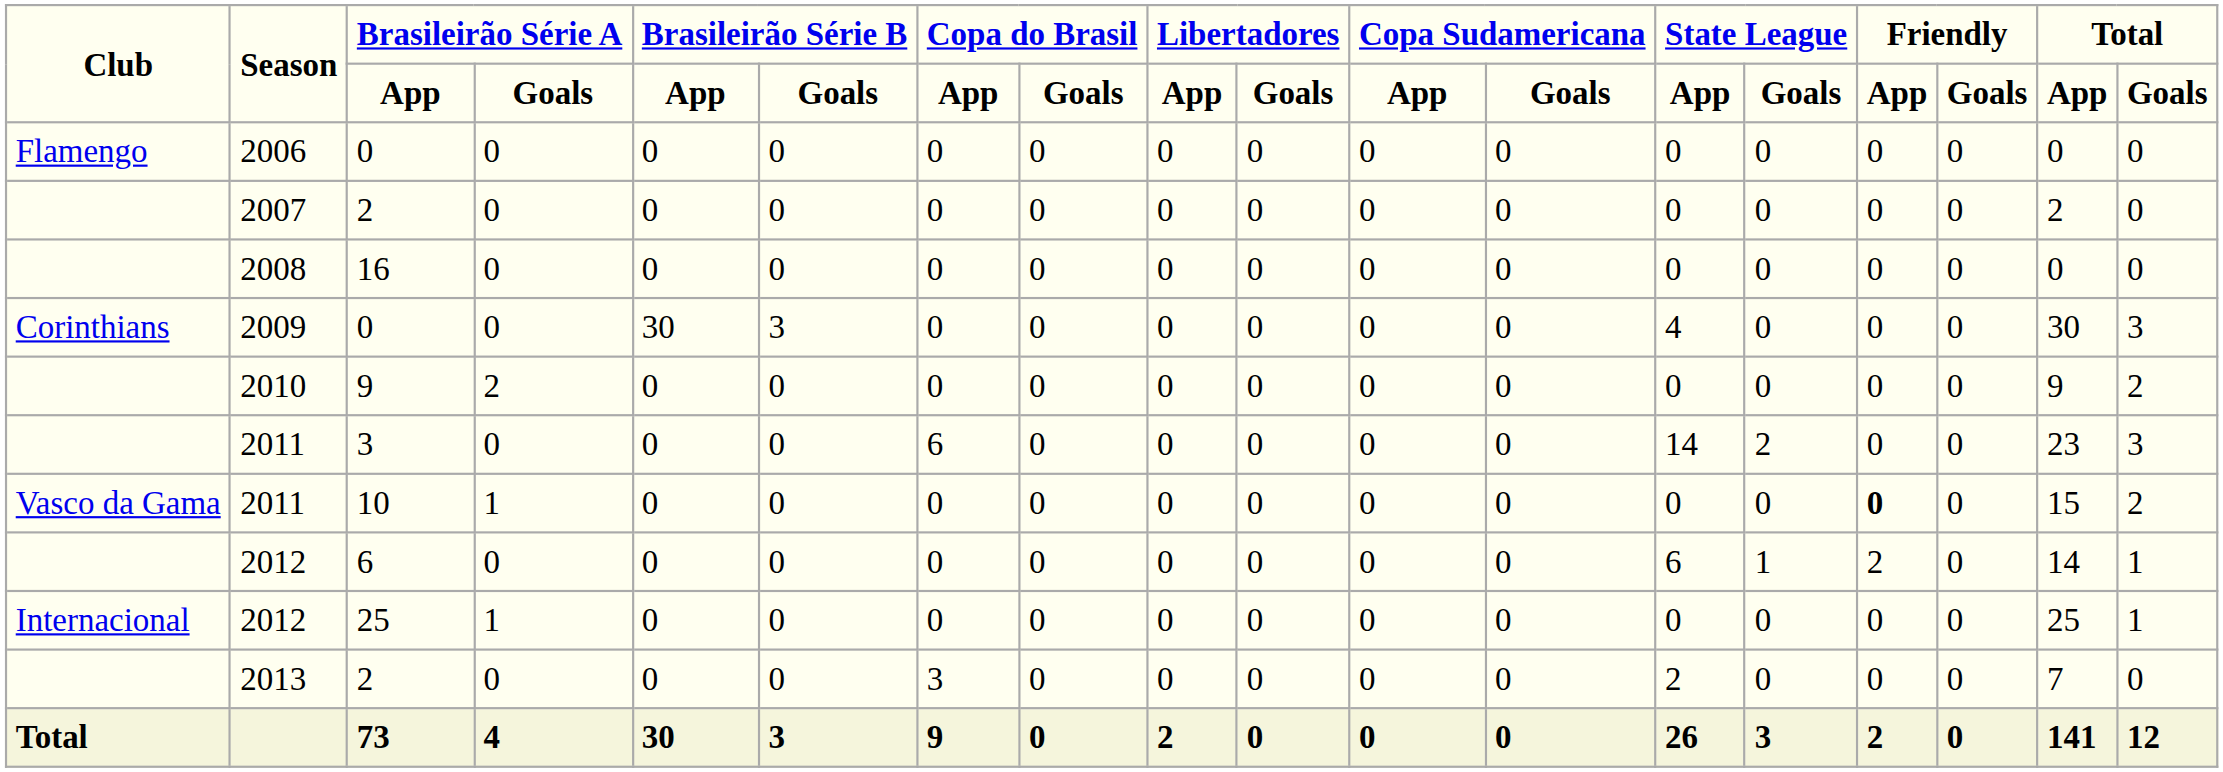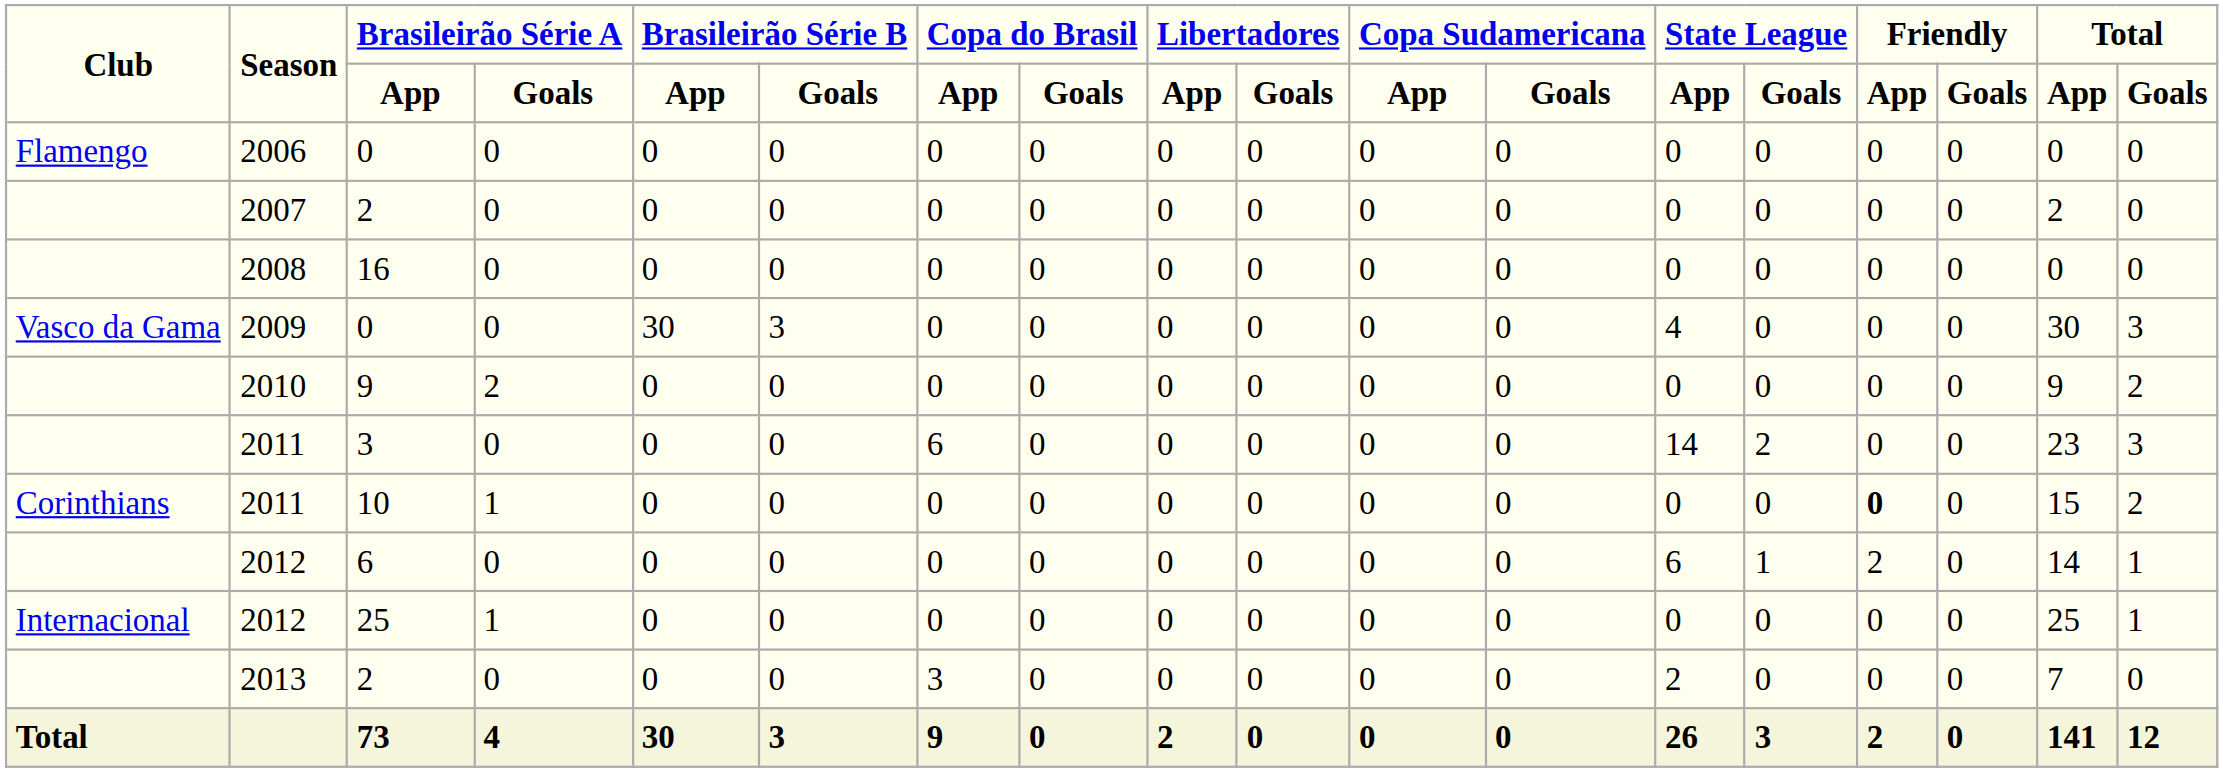(93, 326) Corinthians -> (118, 326) Vasco da Gama
(118, 502) Vasco da Gama -> (93, 502) Corinthians
